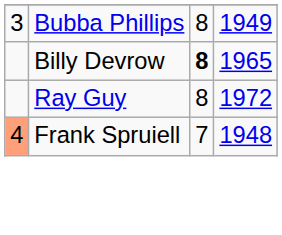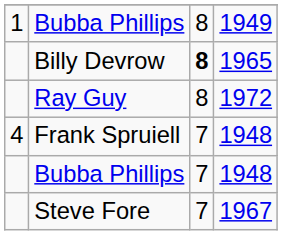(17, 23) 3 -> (17, 23) 1
(17, 135) lightsalmon background -> (17, 135) no background
+ row: (109, 173)
+ row: (92, 211)
